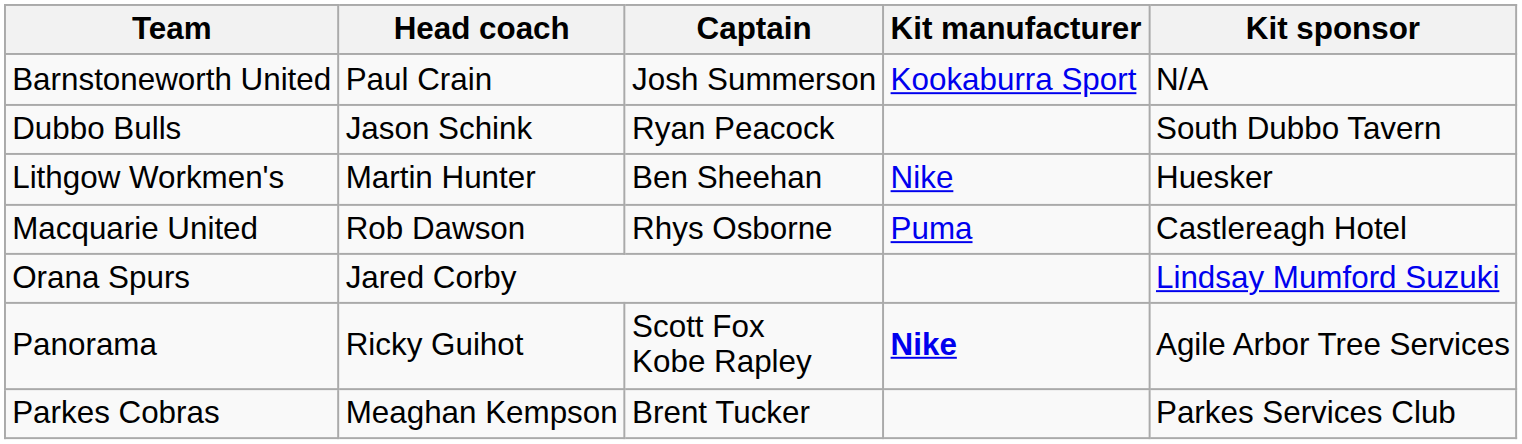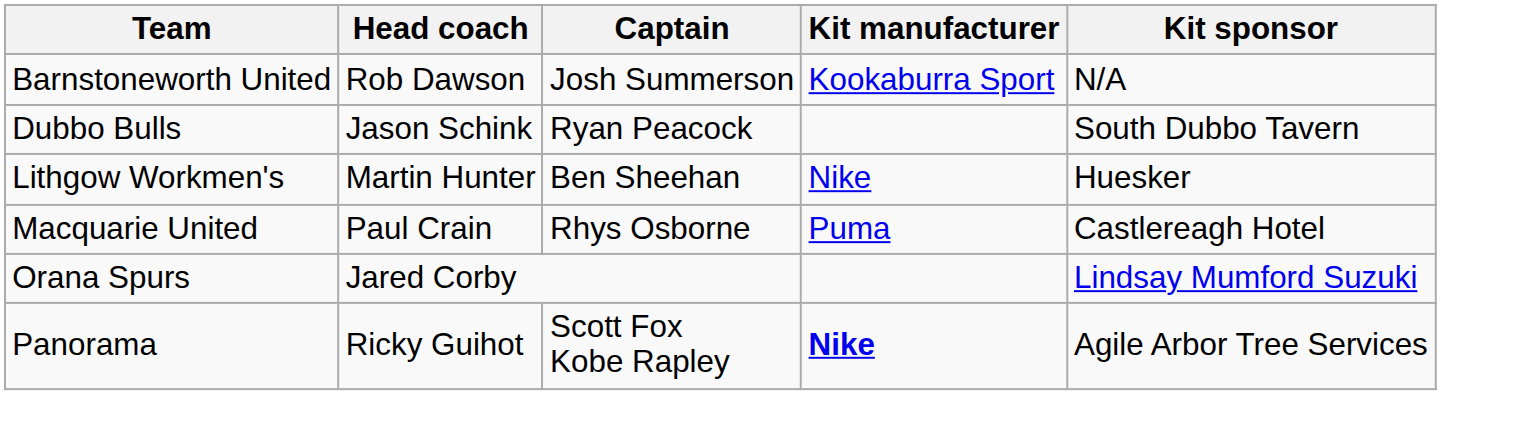(419, 79) Paul Crain -> (435, 79) Rob Dawson
(435, 228) Rob Dawson -> (419, 228) Paul Crain
- row: (116, 412)
